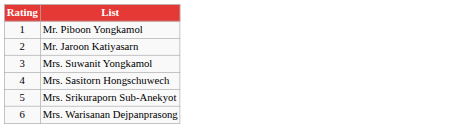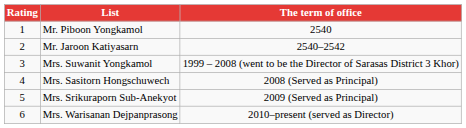+ column: (321, 13)
